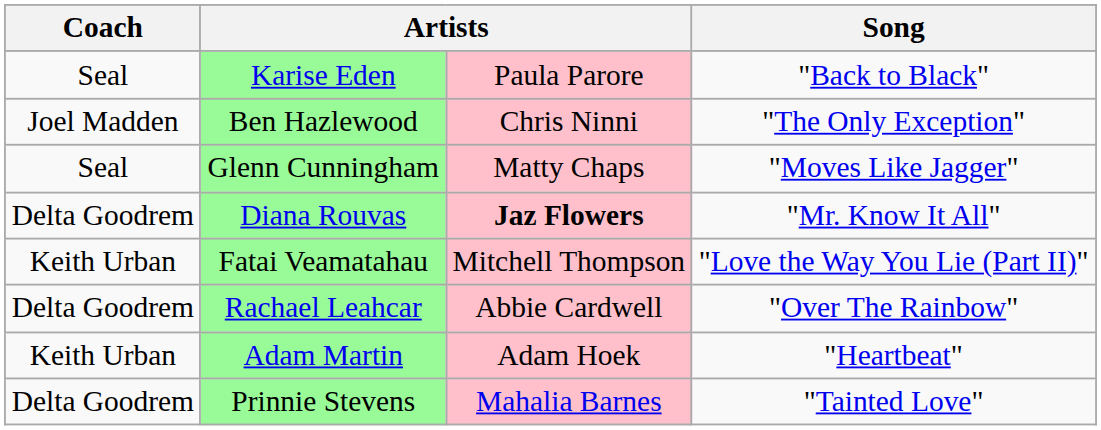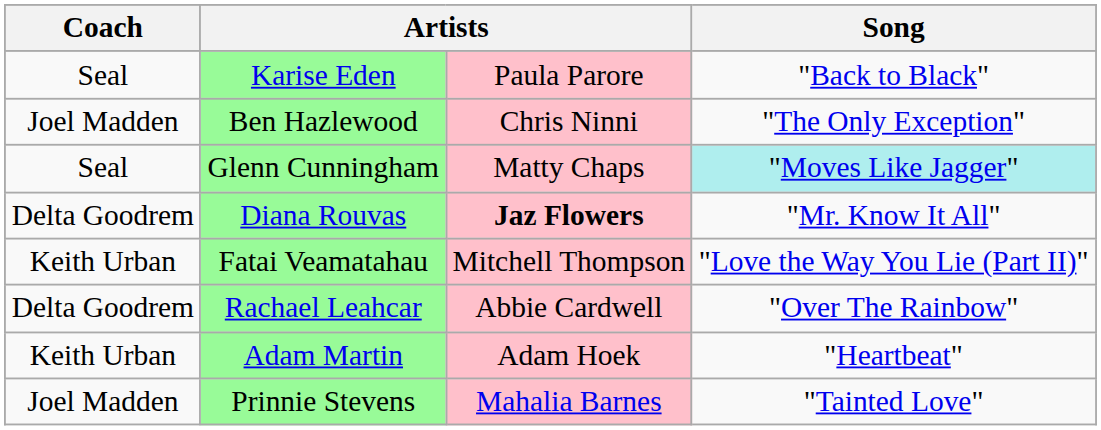(894, 167) no background -> (894, 167) paleturquoise background
(103, 401) Delta Goodrem -> (103, 401) Joel Madden
